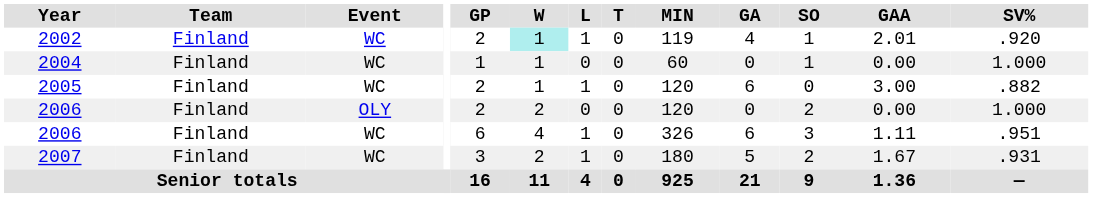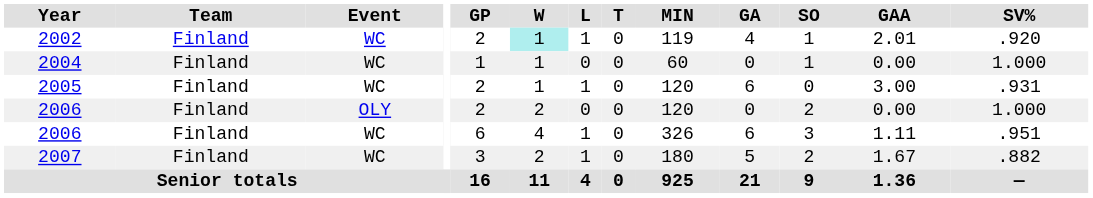(1019, 87) .882 -> (1019, 87) .931
(1019, 158) .931 -> (1019, 158) .882
